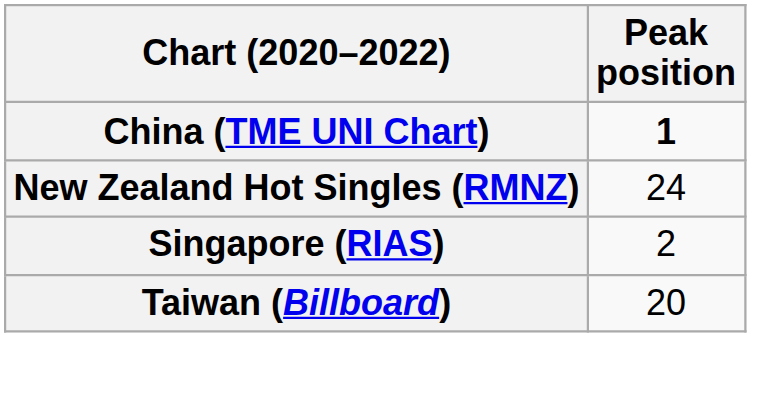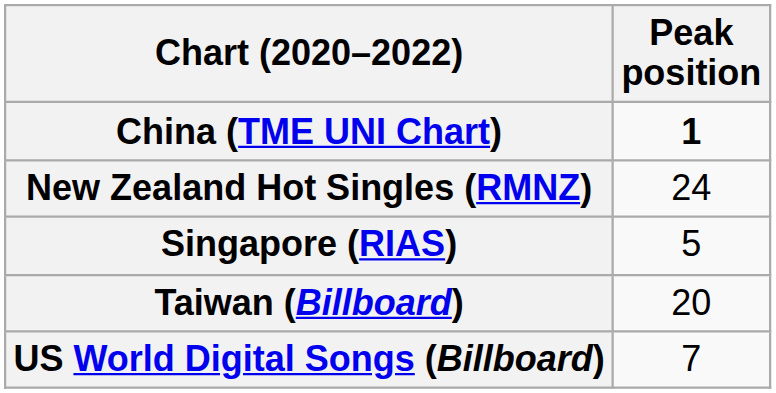(666, 244) 2 -> (691, 244) 5
+ row: (309, 359)
